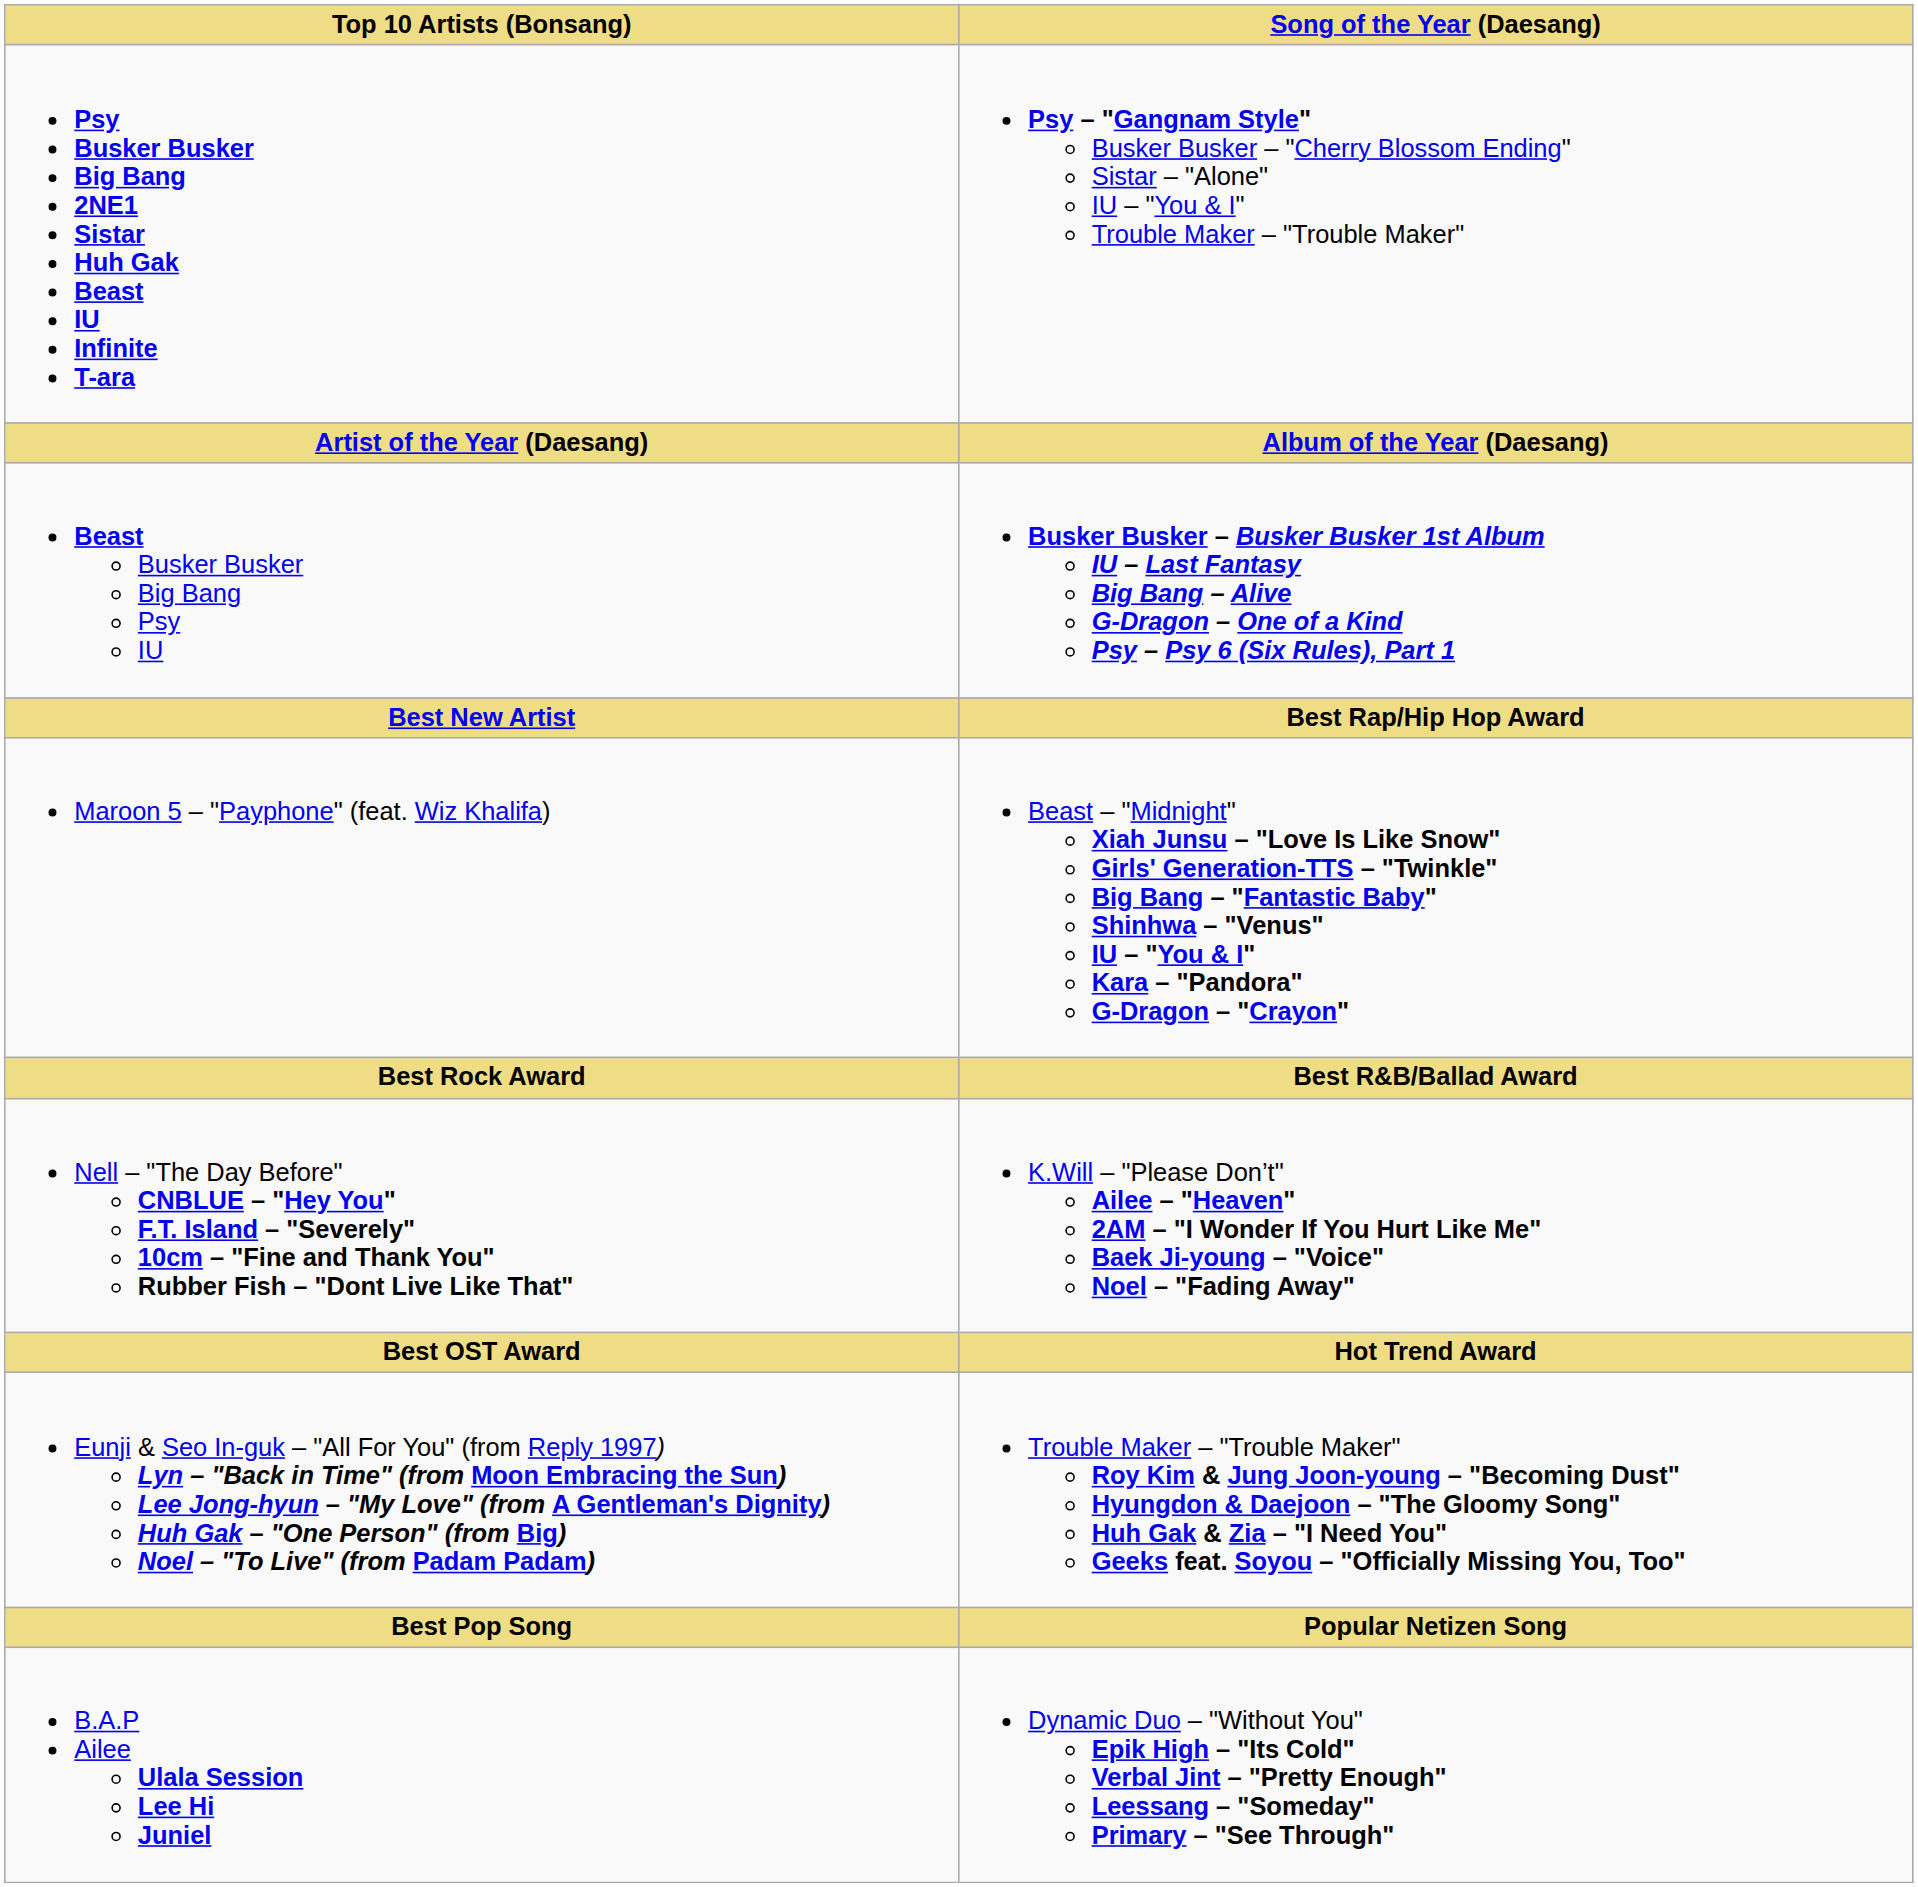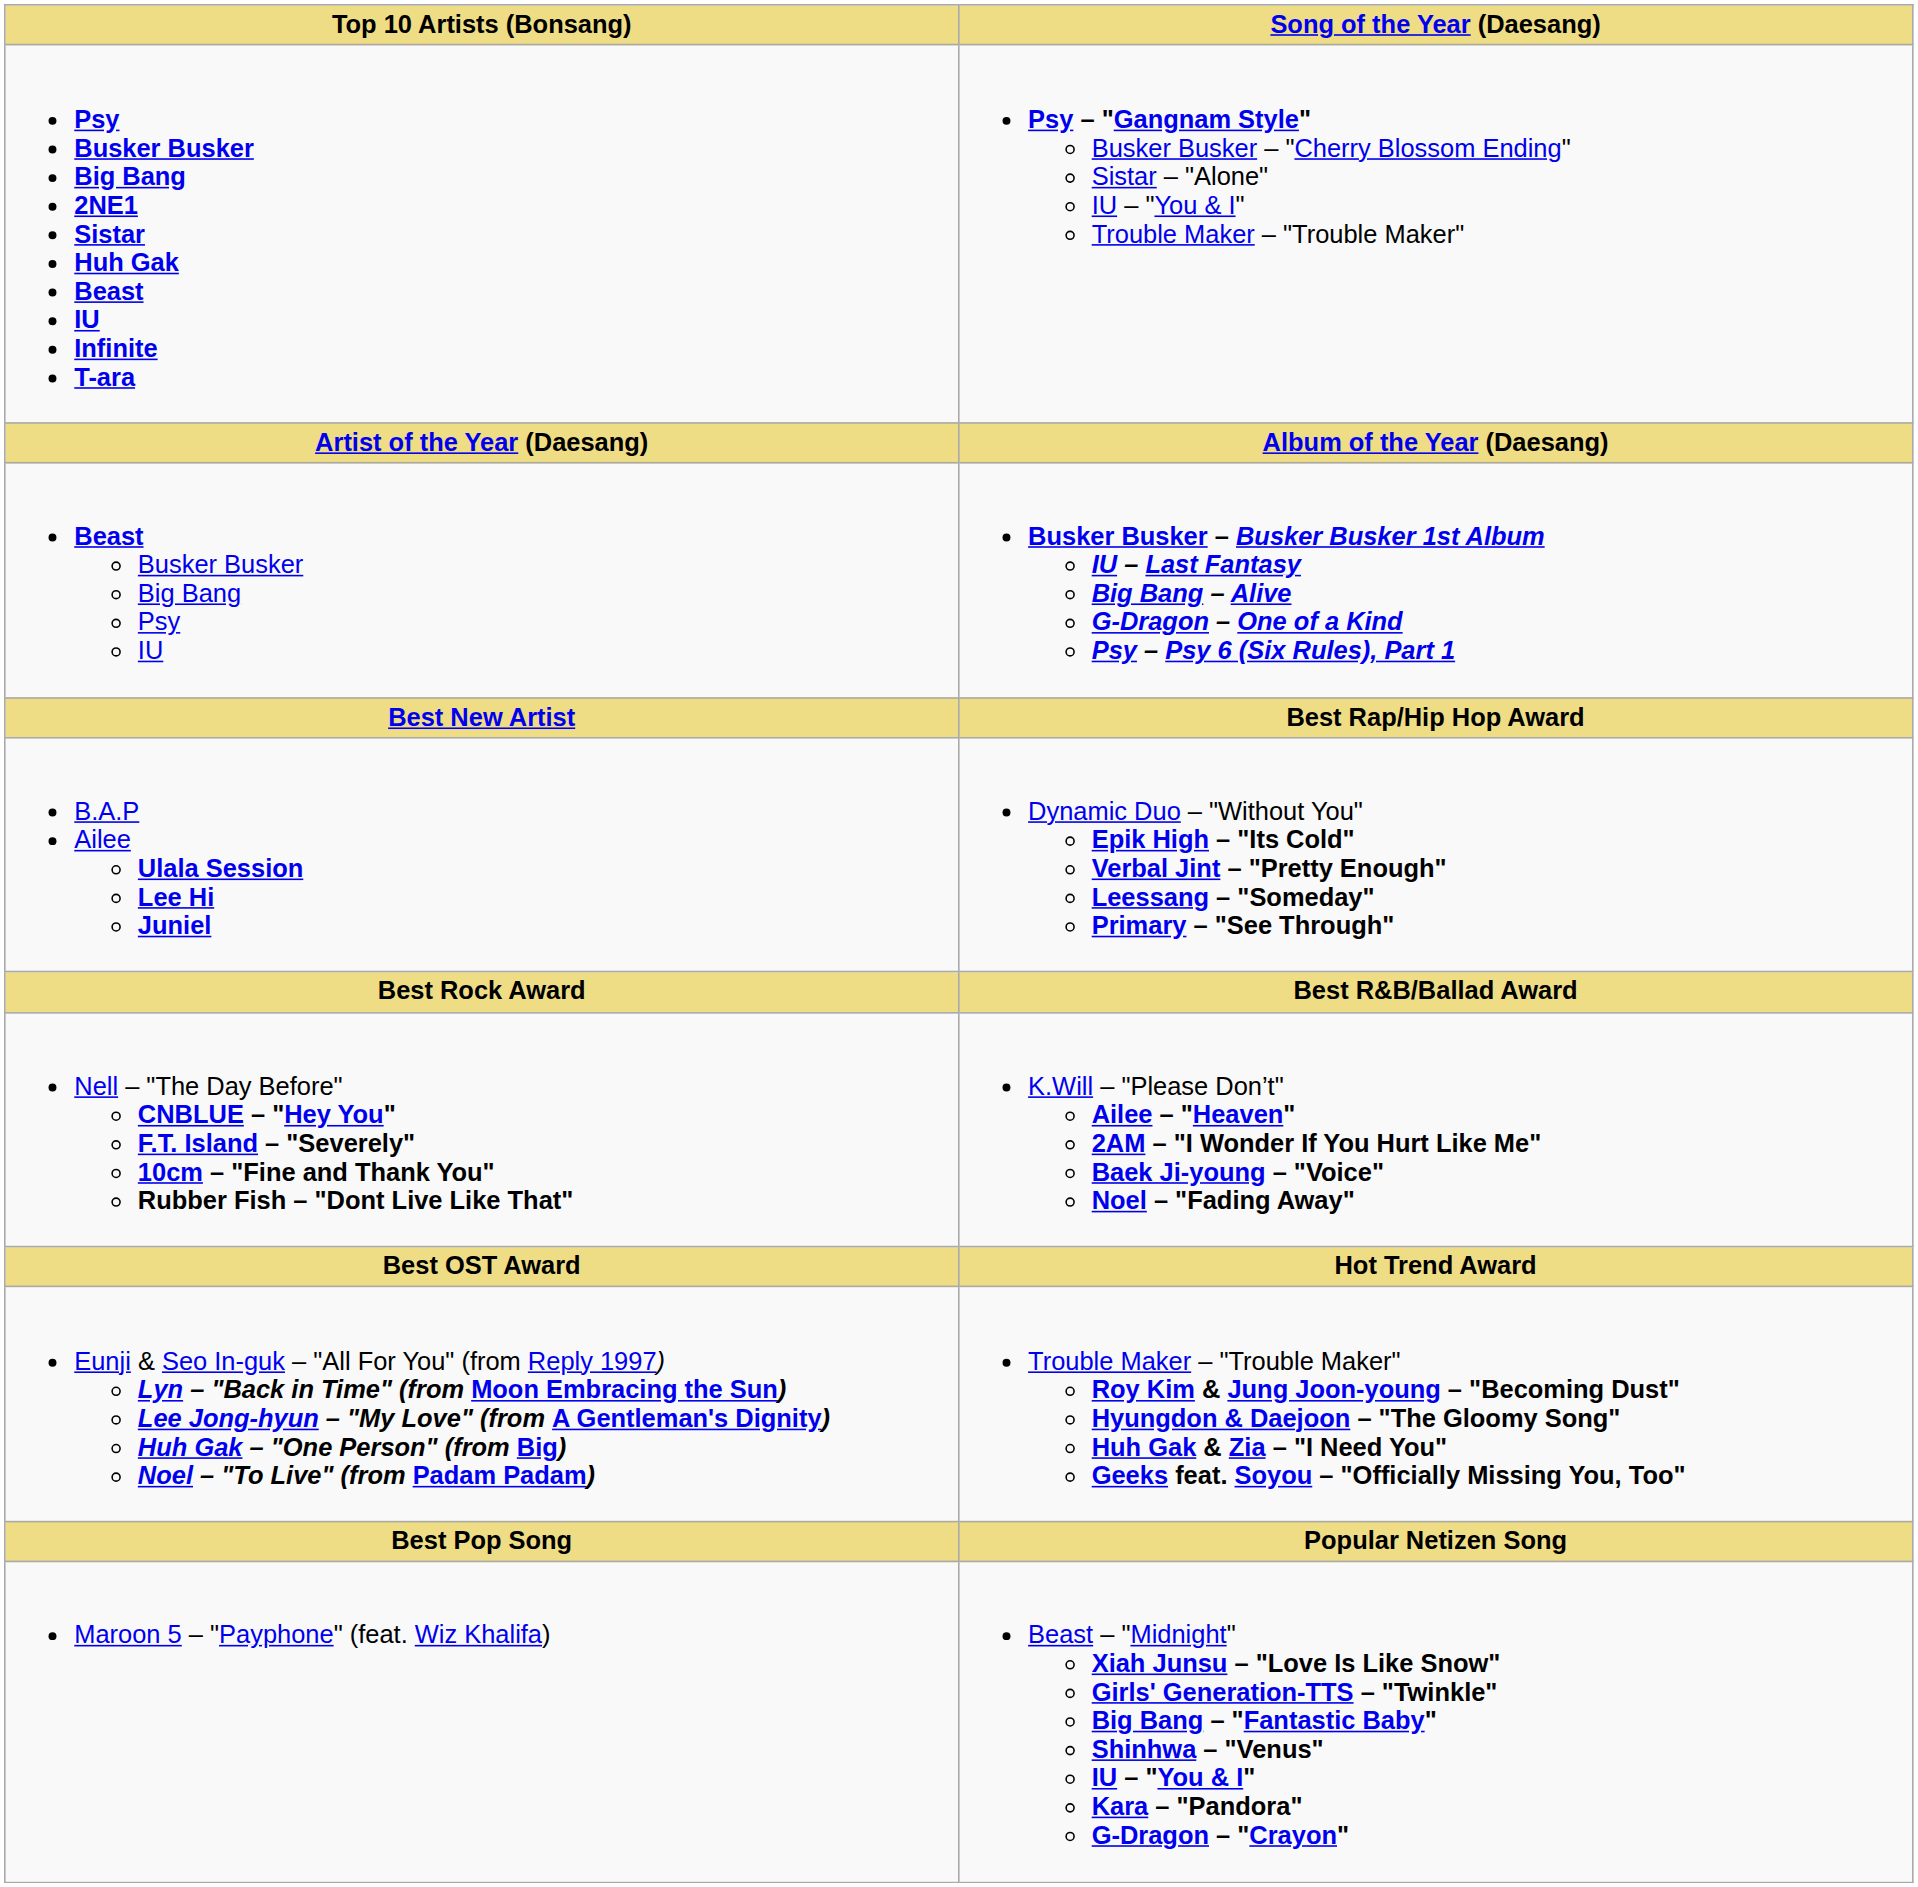rows swapped: (482, 1779) <-> (482, 812)
